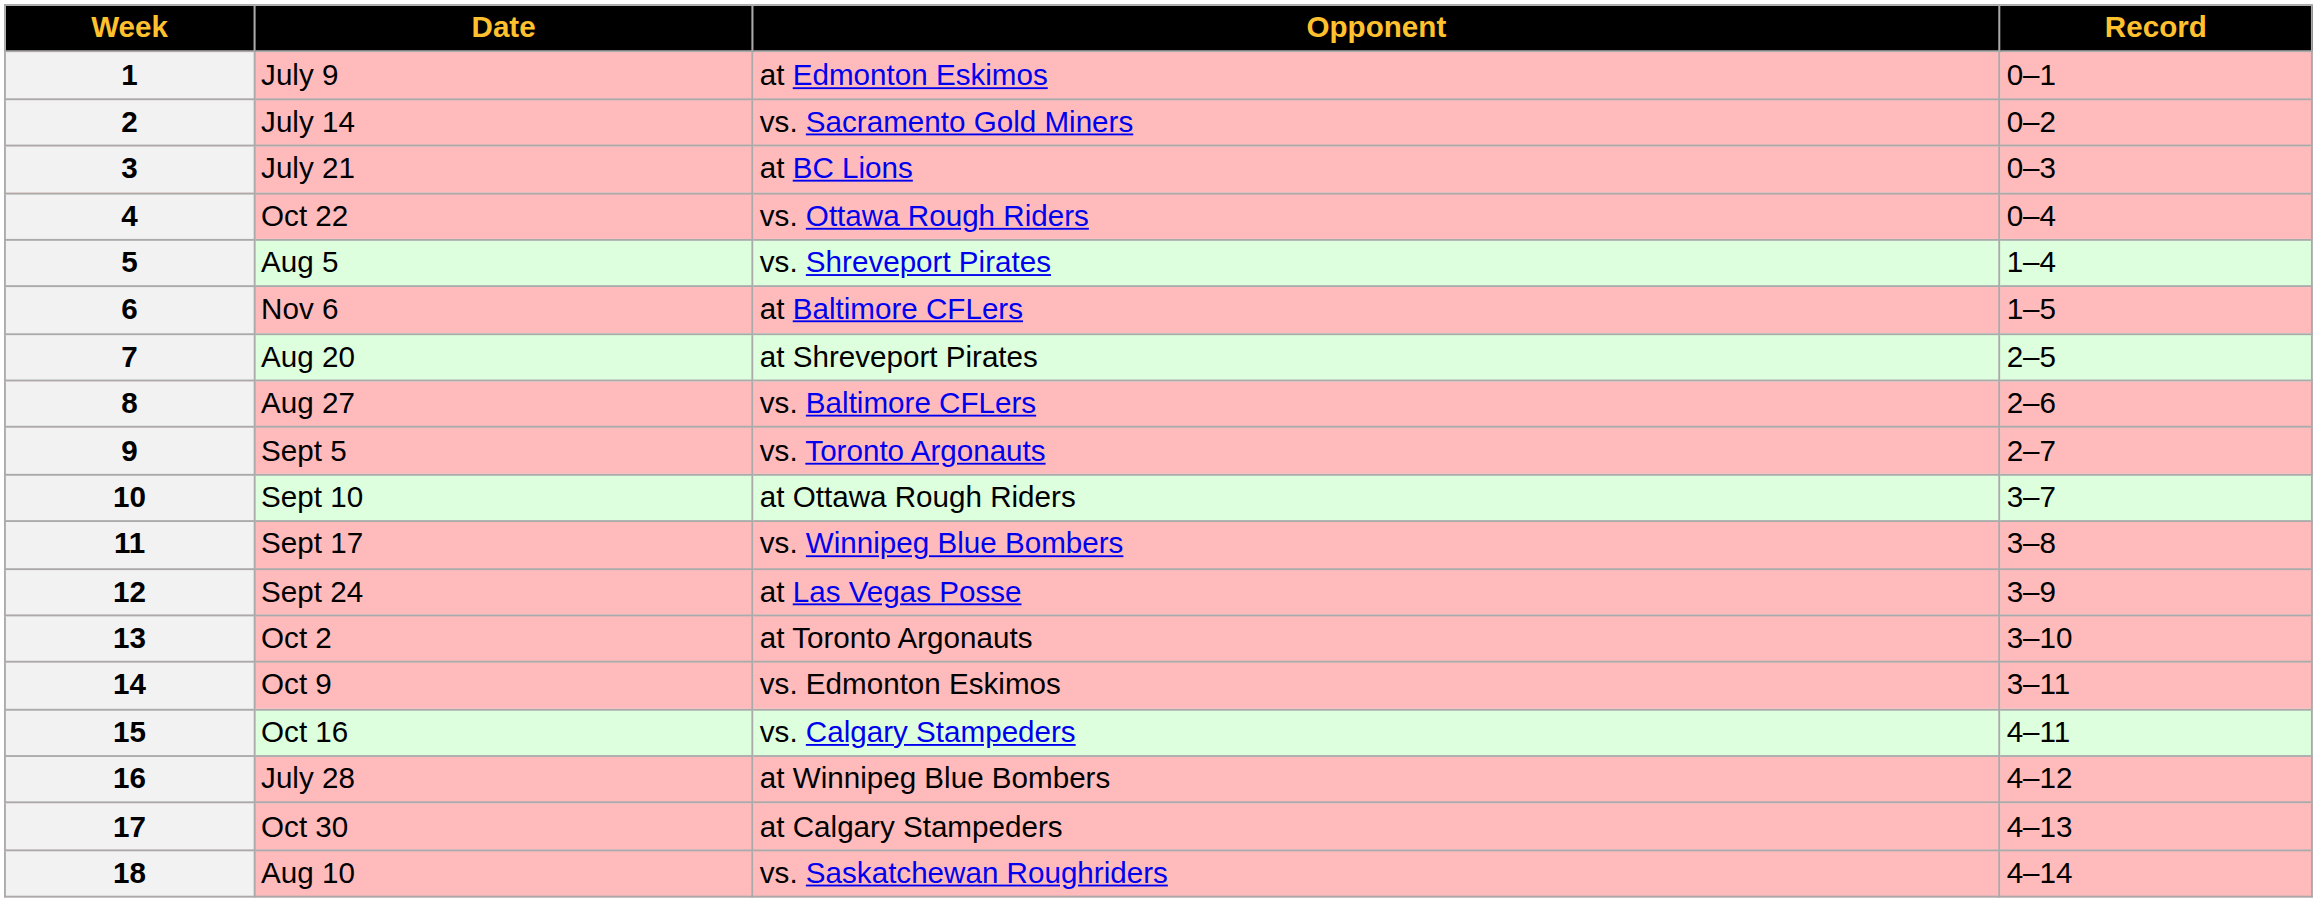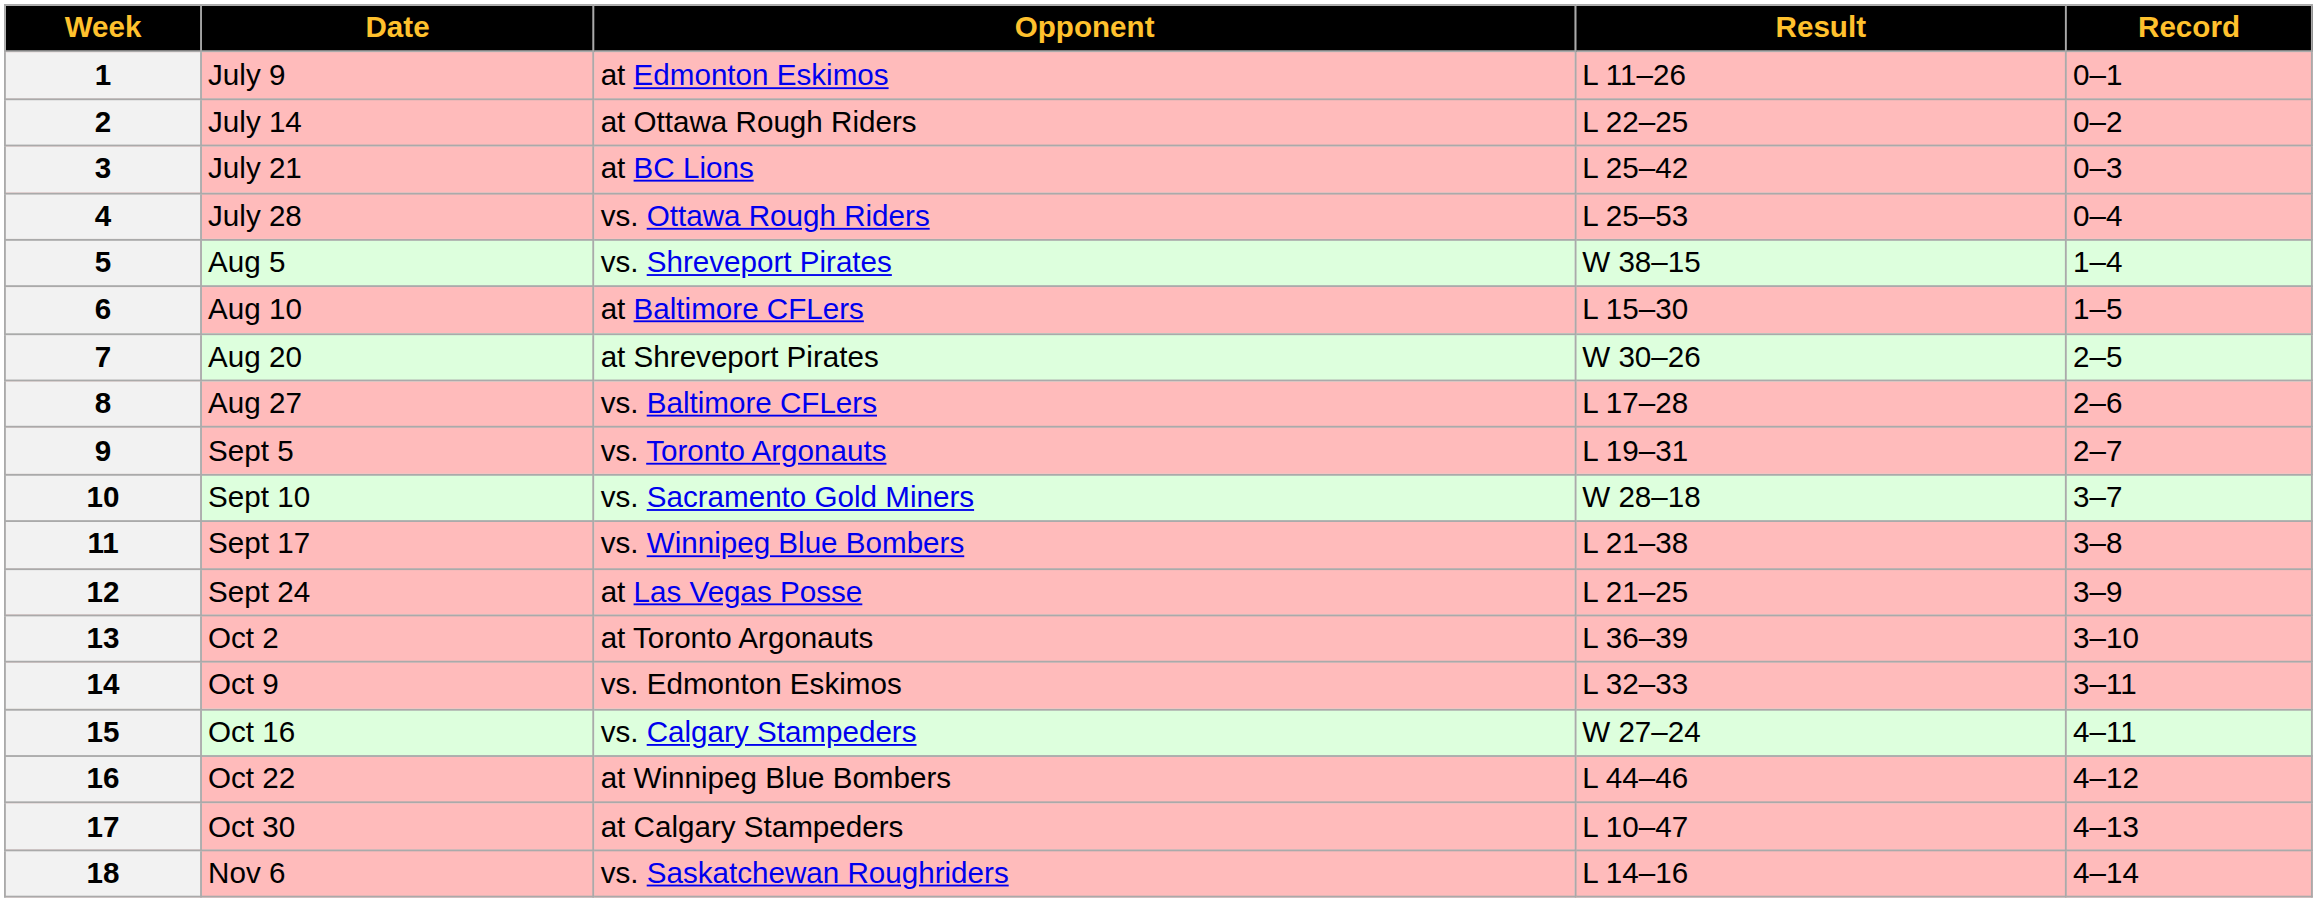+ column: (1821, 27)
(947, 121) vs. Sacramento Gold Miners -> (759, 121) at Ottawa Rough Riders
(305, 215) Oct 22 -> (255, 215) July 28
(300, 309) Nov 6 -> (255, 309) Aug 10
(918, 497) at Ottawa Rough Riders -> (787, 497) vs. Sacramento Gold Miners
(308, 779) July 28 -> (252, 779) Oct 22
(308, 872) Aug 10 -> (247, 872) Nov 6
